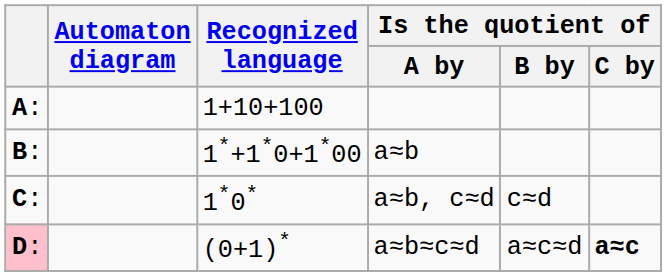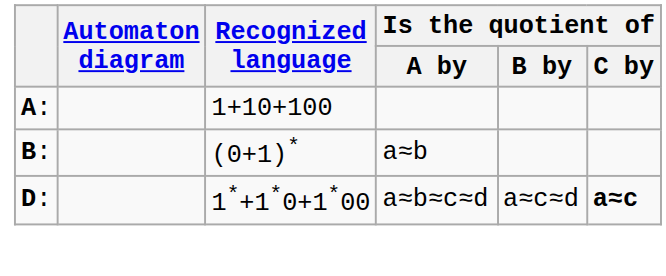(282, 152) 1*+1*0+1*00 -> (256, 152) (0+1)*
- row: (434, 200)
(27, 247) pink background -> (36, 200) no background
(247, 247) (0+1)* -> (291, 200) 1*+1*0+1*00
